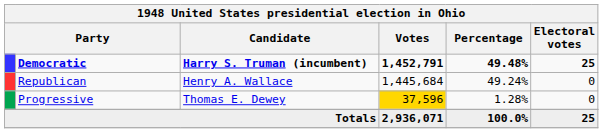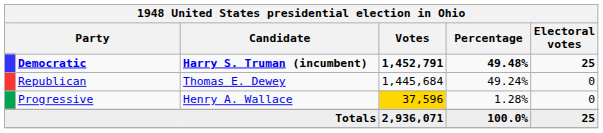(238, 82) Henry A. Wallace -> (234, 82) Thomas E. Dewey
(234, 100) Thomas E. Dewey -> (238, 100) Henry A. Wallace
